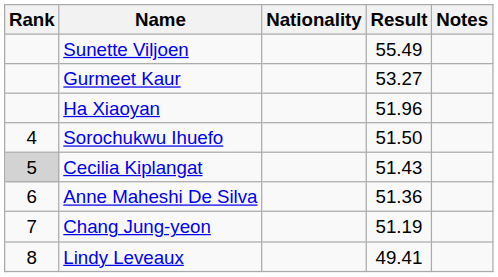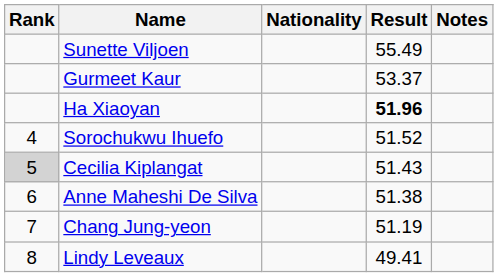(399, 79) 53.27 -> (399, 79) 53.37
(399, 108) normal -> (399, 108) bold
(399, 138) 51.50 -> (399, 138) 51.52
(399, 197) 51.36 -> (399, 197) 51.38
